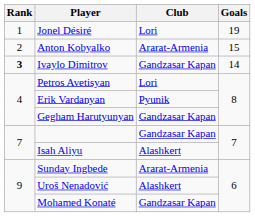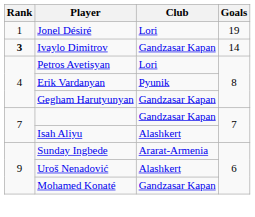- row: (74, 47)
